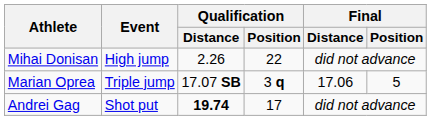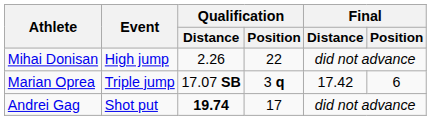(335, 82) 17.06 -> (335, 82) 17.42
(397, 82) 5 -> (397, 82) 6
